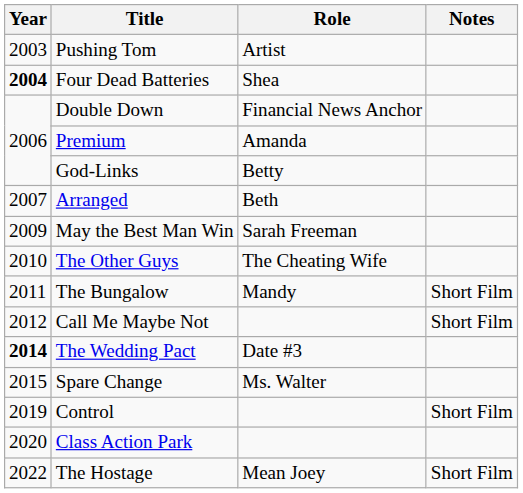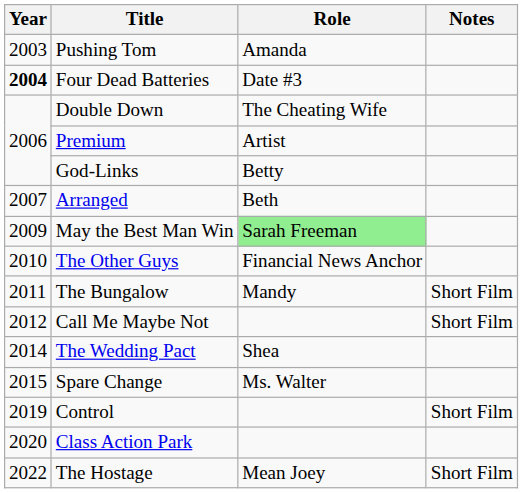(264, 49) Artist -> (274, 49) Amanda
(261, 79) Shea -> (272, 79) Date #3
(332, 110) Financial News Anchor -> (315, 110) The Cheating Wife
(274, 140) Amanda -> (264, 140) Artist
(300, 230) no background -> (300, 230) lightgreen background
(315, 261) The Cheating Wife -> (332, 261) Financial News Anchor
(28, 351) bold -> (28, 351) normal
(272, 351) Date #3 -> (261, 351) Shea
